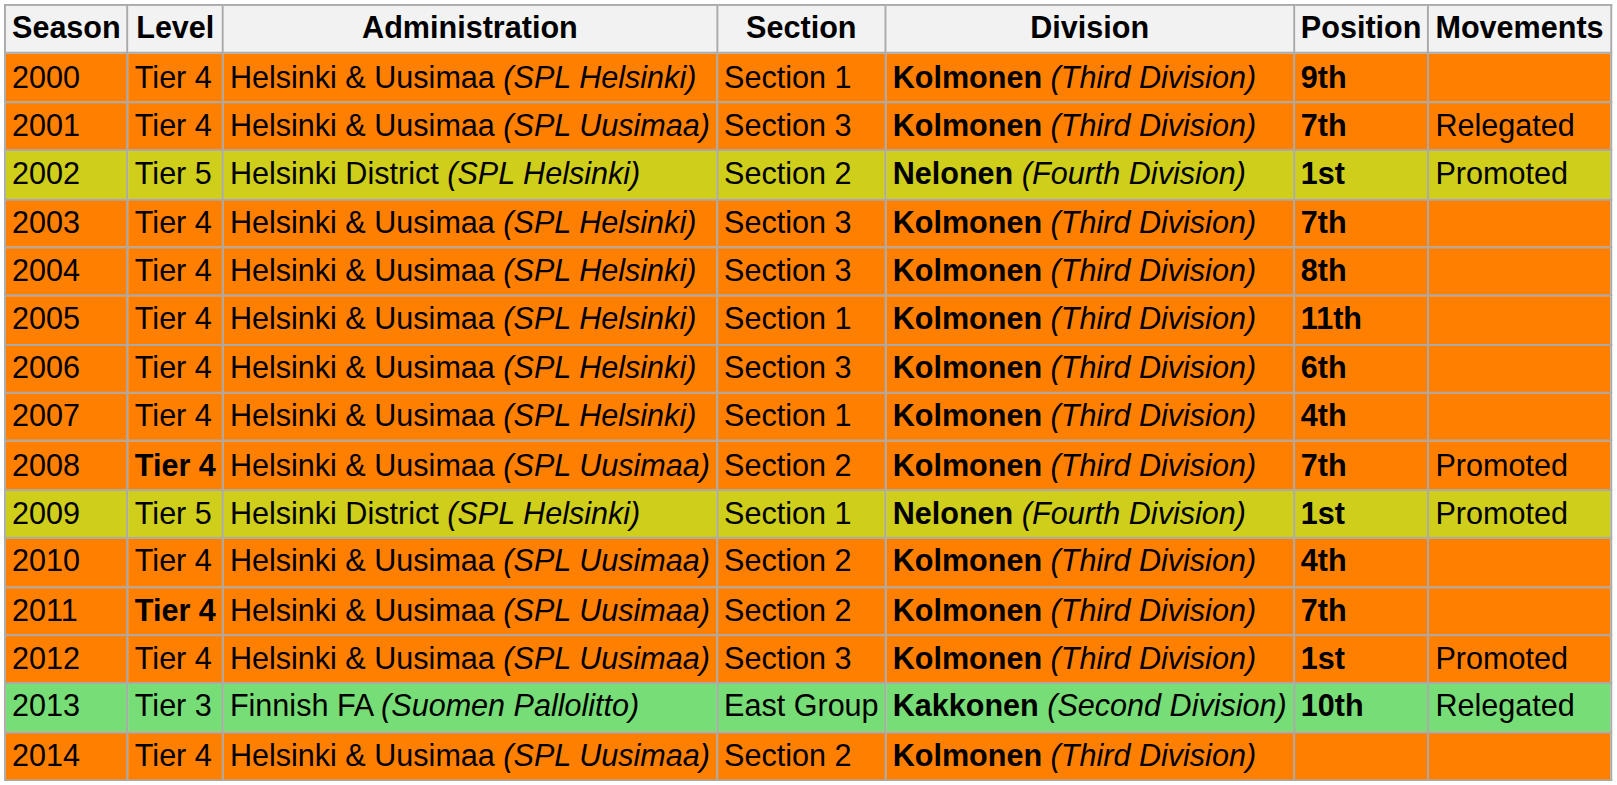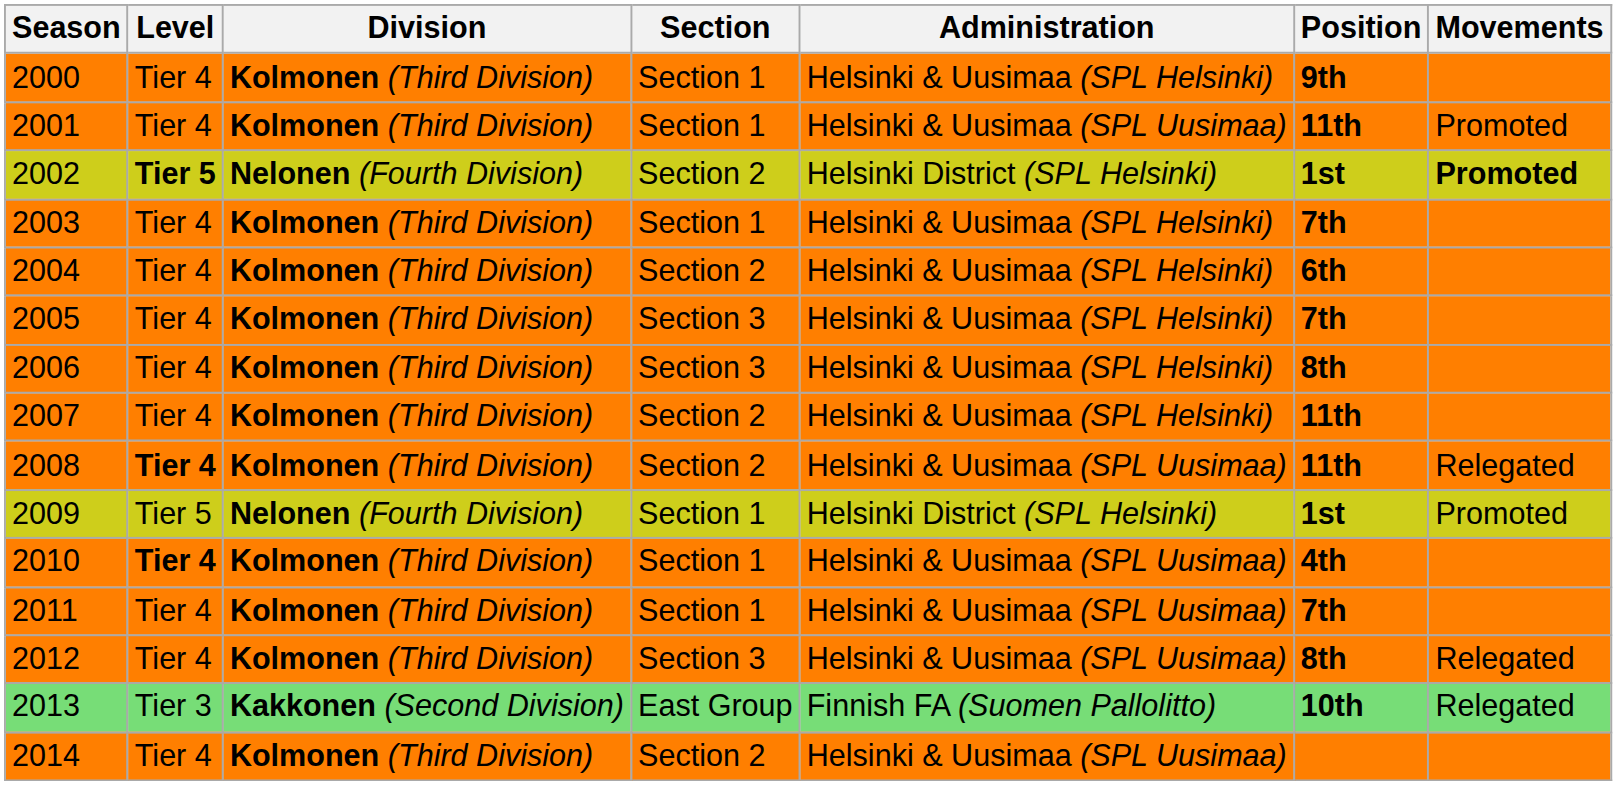columns swapped: (1090, 28) <-> (470, 28)
(788, 125) Section 3 -> (702, 125) Section 1
(1324, 125) 7th -> (1331, 125) 11th
(1505, 125) Relegated -> (1502, 125) Promoted
(173, 174) normal -> (175, 174) bold
(1502, 174) normal -> (1507, 174) bold
(788, 222) Section 3 -> (702, 222) Section 1
(788, 271) Section 3 -> (702, 271) Section 2
(1324, 271) 8th -> (1324, 271) 6th
(788, 319) Section 1 -> (702, 319) Section 3
(1331, 319) 11th -> (1324, 319) 7th
(1324, 367) 6th -> (1324, 367) 8th
(788, 416) Section 1 -> (702, 416) Section 2
(1324, 416) 4th -> (1331, 416) 11th
(1324, 464) 7th -> (1331, 464) 11th
(1502, 464) Promoted -> (1505, 464) Relegated
(173, 561) normal -> (175, 561) bold
(788, 561) Section 2 -> (702, 561) Section 1
(175, 610) bold -> (173, 610) normal
(788, 610) Section 2 -> (702, 610) Section 1
(1323, 658) 1st -> (1324, 658) 8th
(1502, 658) Promoted -> (1505, 658) Relegated
